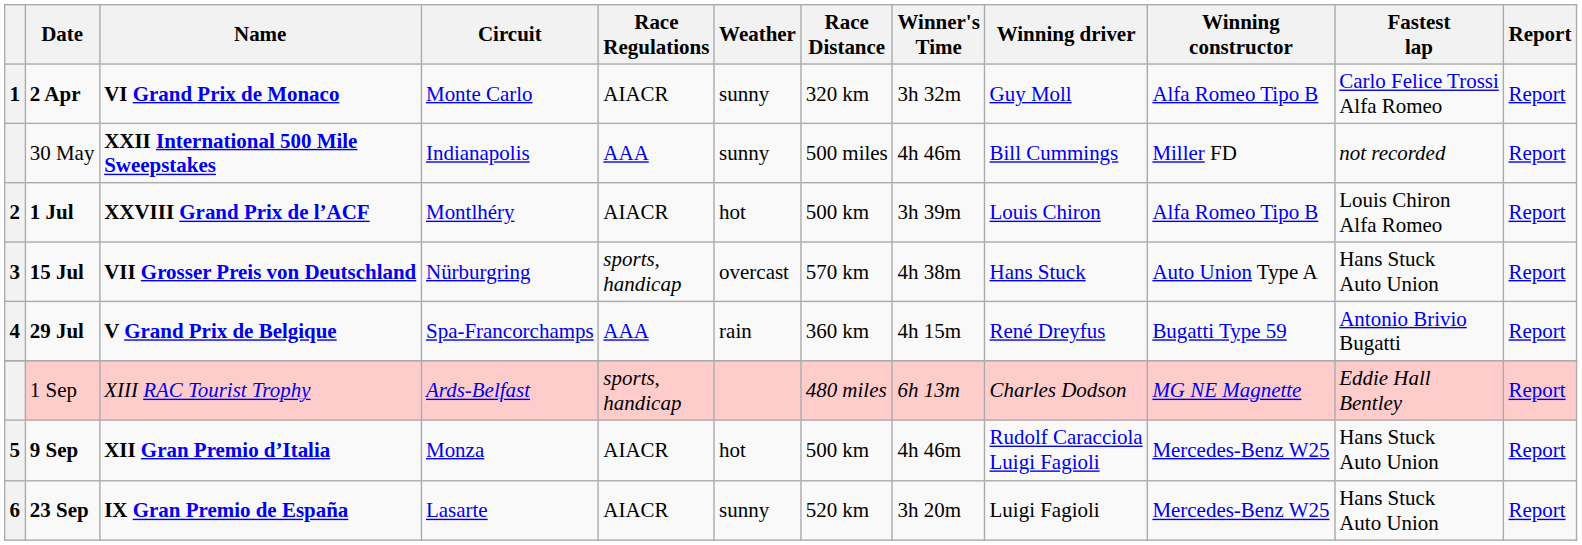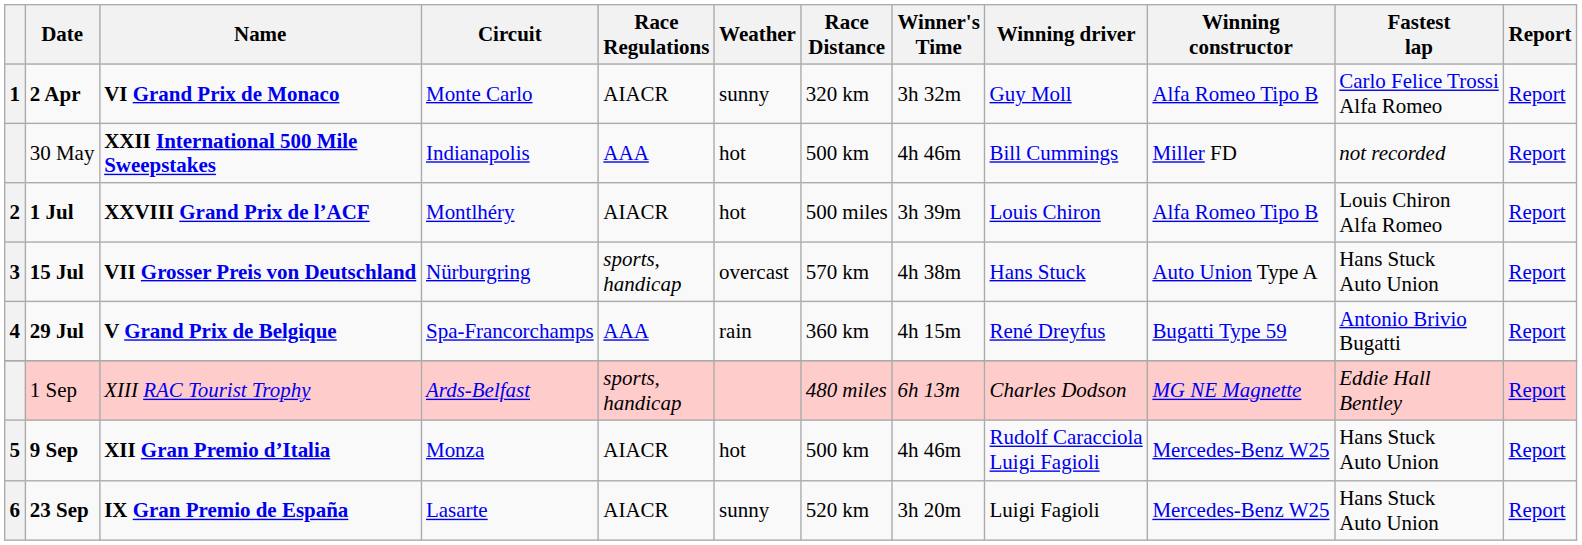(744, 153) sunny -> (732, 153) hot
(847, 153) 500 miles -> (837, 153) 500 km
(837, 212) 500 km -> (847, 212) 500 miles
